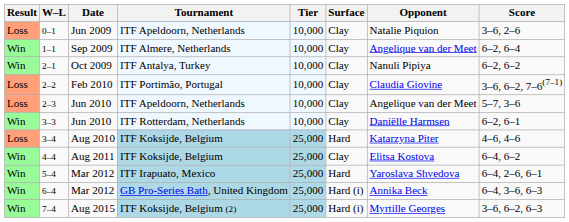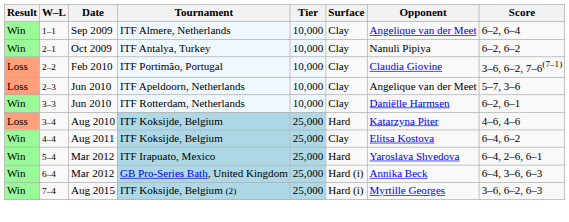- row: (49, 31)
